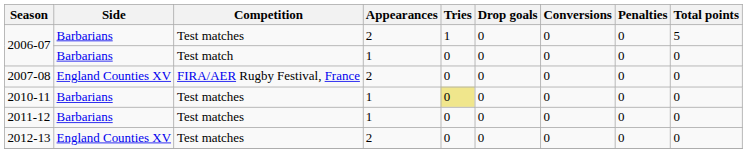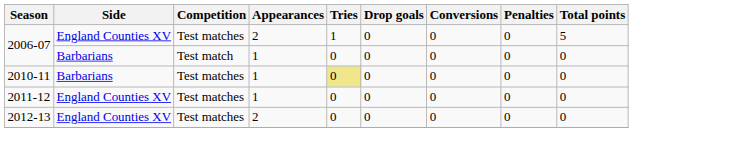(85, 35) Barbarians -> (114, 35) England Counties XV
- row: (29, 76)
(85, 117) Barbarians -> (114, 96) England Counties XV
